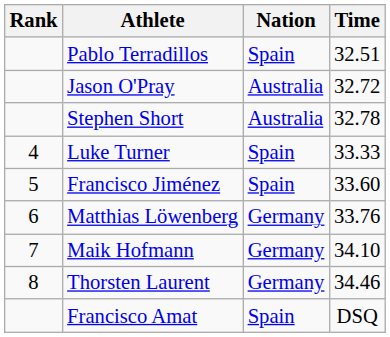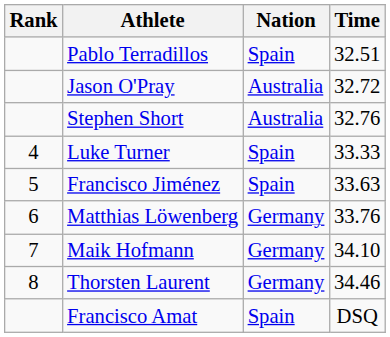(357, 119) 32.78 -> (357, 119) 32.76
(357, 184) 33.60 -> (357, 184) 33.63
